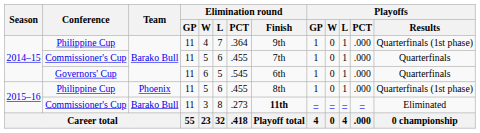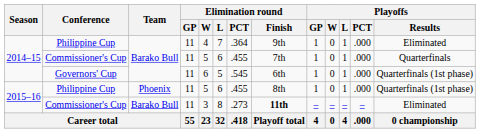(425, 43) Quarterfinals (1st phase) -> (425, 43) Eliminated
(425, 74) Quarterfinals -> (425, 74) Quarterfinals (1st phase)
